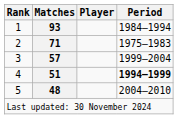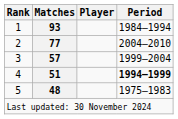(55, 44) 71 -> (55, 44) 77
(145, 44) 1975–1983 -> (145, 44) 2004–2010
(145, 91) 2004–2010 -> (145, 91) 1975–1983
